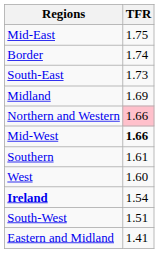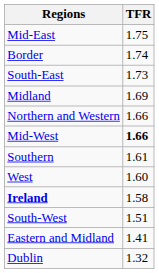(137, 116) pink background -> (137, 116) no background
(137, 197) 1.54 -> (137, 197) 1.58
+ row: (25, 258)
